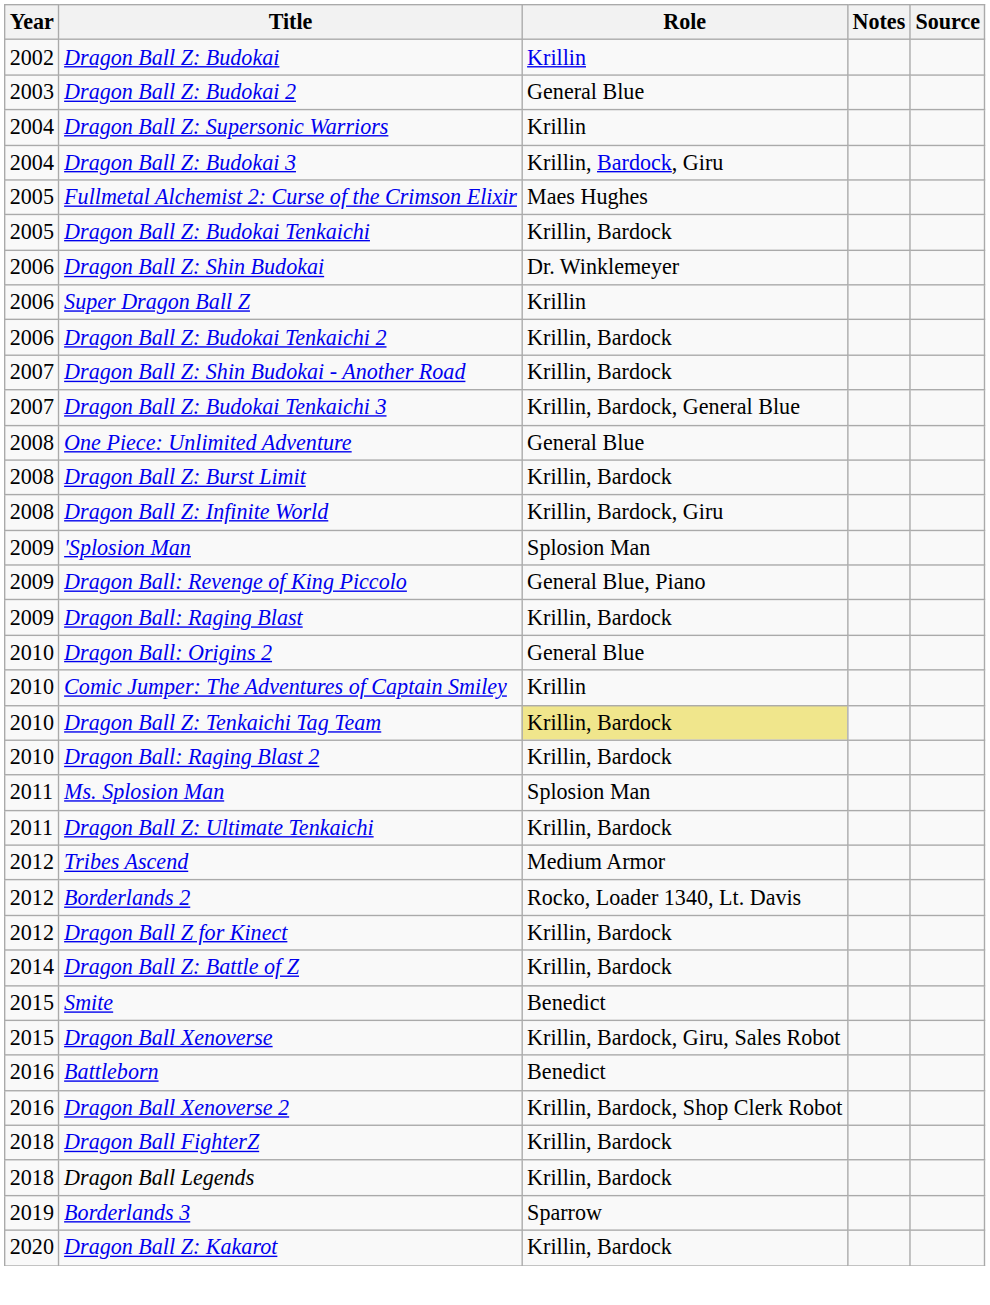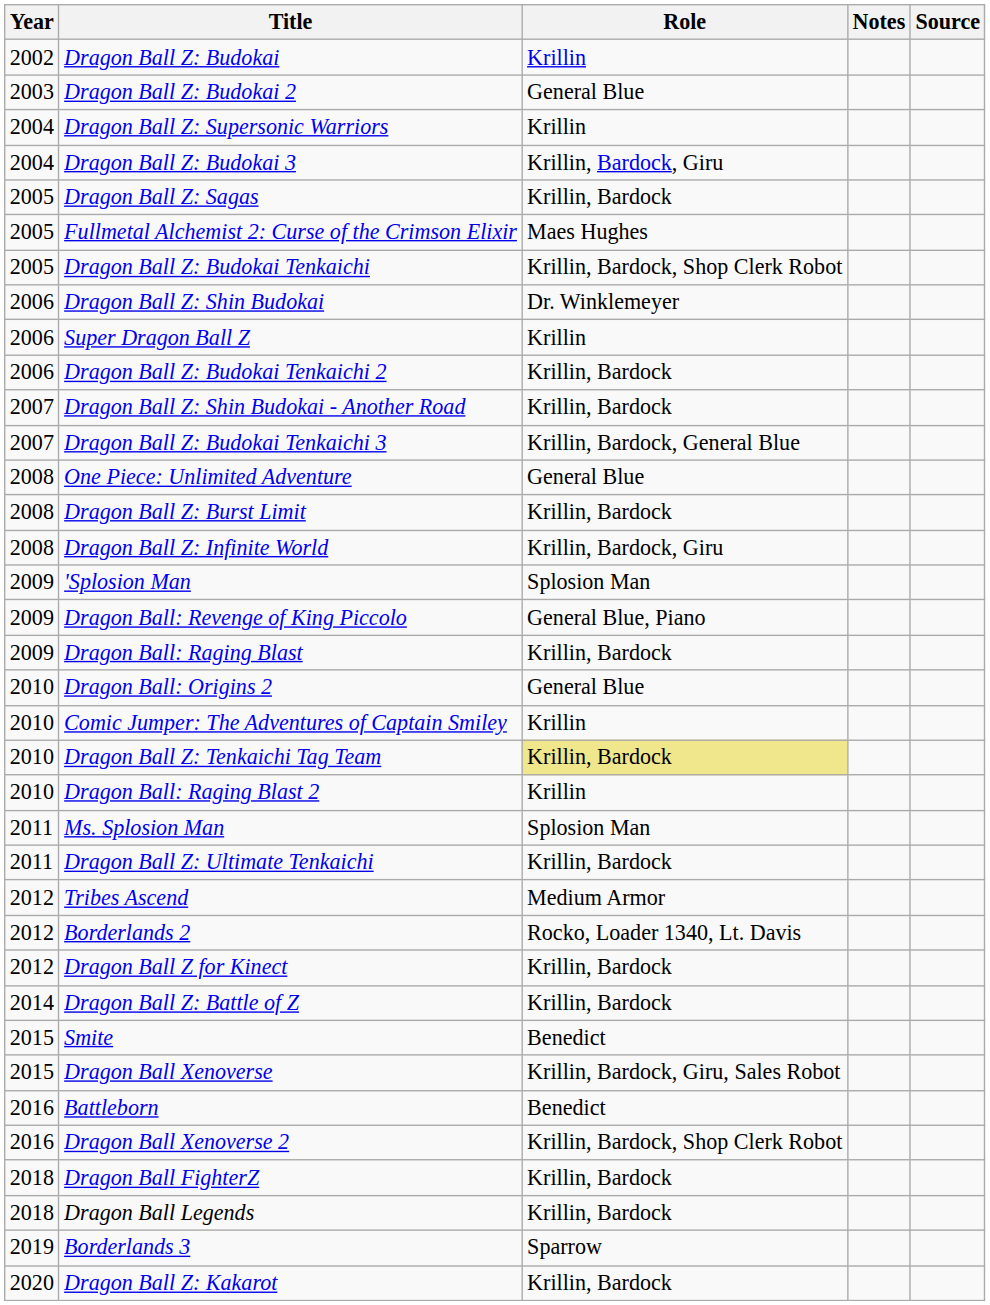+ row: (161, 197)
(599, 232) Krillin, Bardock -> (685, 267) Krillin, Bardock, Shop Clerk Robot
(599, 757) Krillin, Bardock -> (557, 792) Krillin
